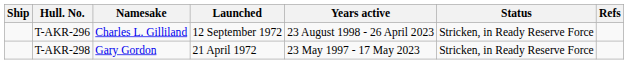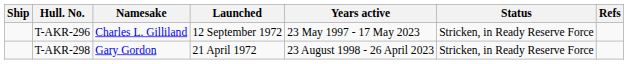(361, 31) 23 August 1998 - 26 April 2023 -> (354, 31) 23 May 1997 - 17 May 2023
(354, 50) 23 May 1997 - 17 May 2023 -> (361, 50) 23 August 1998 - 26 April 2023
